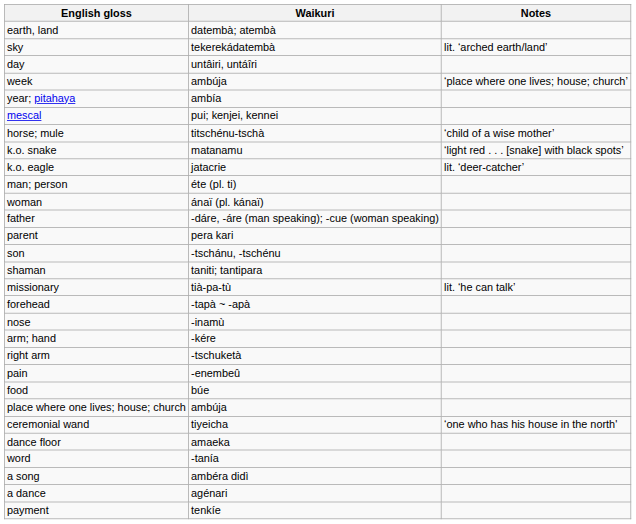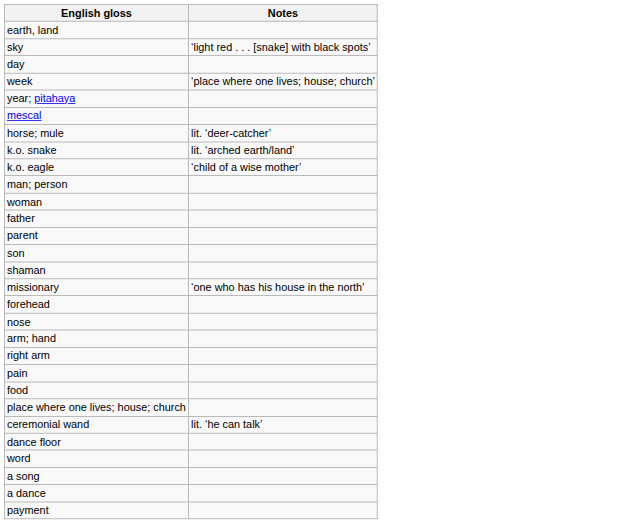- column: (315, 13)
(496, 47) lit. ‘arched earth/land’ -> (281, 47) ‘light red . . . [snake] with black spots’
(499, 133) ‘child of a wise mother’ -> (231, 133) lit. ‘deer-catcher’
(534, 150) ‘light red . . . [snake] with black spots’ -> (243, 150) lit. ‘arched earth/land’
(484, 167) lit. ‘deer-catcher’ -> (246, 167) ‘child of a wise mother’
(480, 287) lit. ‘he can talk’ -> (278, 287) ‘one who has his house in the north'
(531, 424) ‘one who has his house in the north' -> (227, 424) lit. ‘he can talk’
